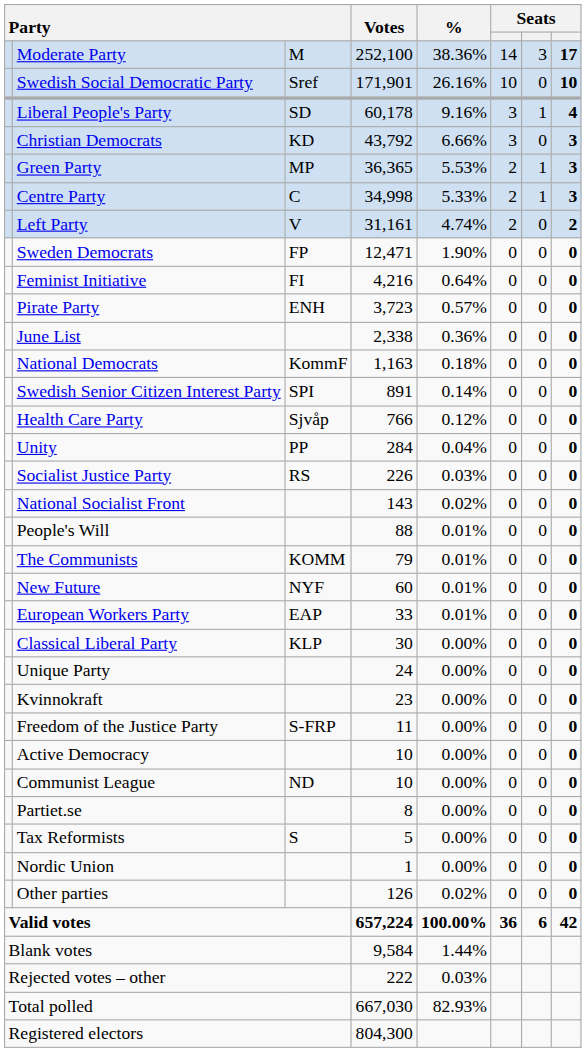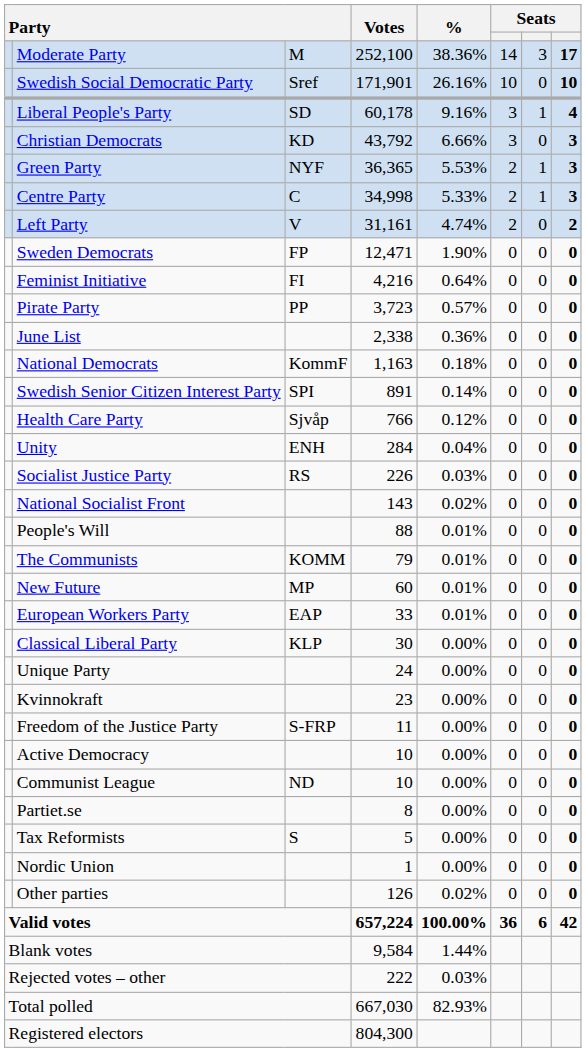(302, 168) MP -> (306, 168) NYF
(307, 307) ENH -> (299, 307) PP
(299, 447) PP -> (307, 447) ENH
(306, 587) NYF -> (302, 587) MP
